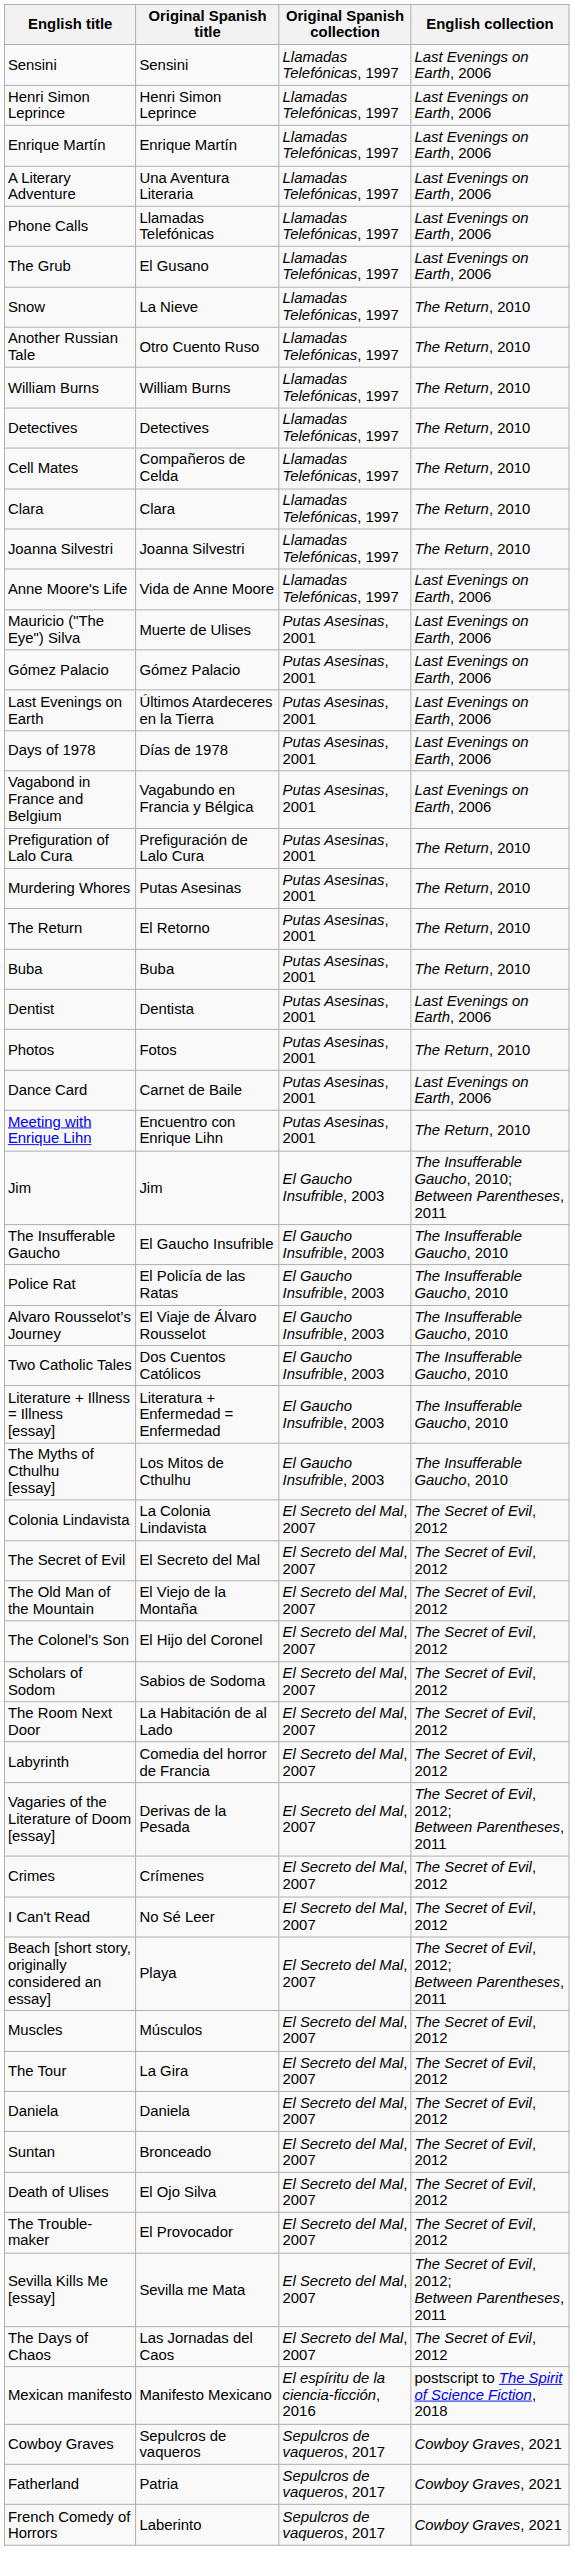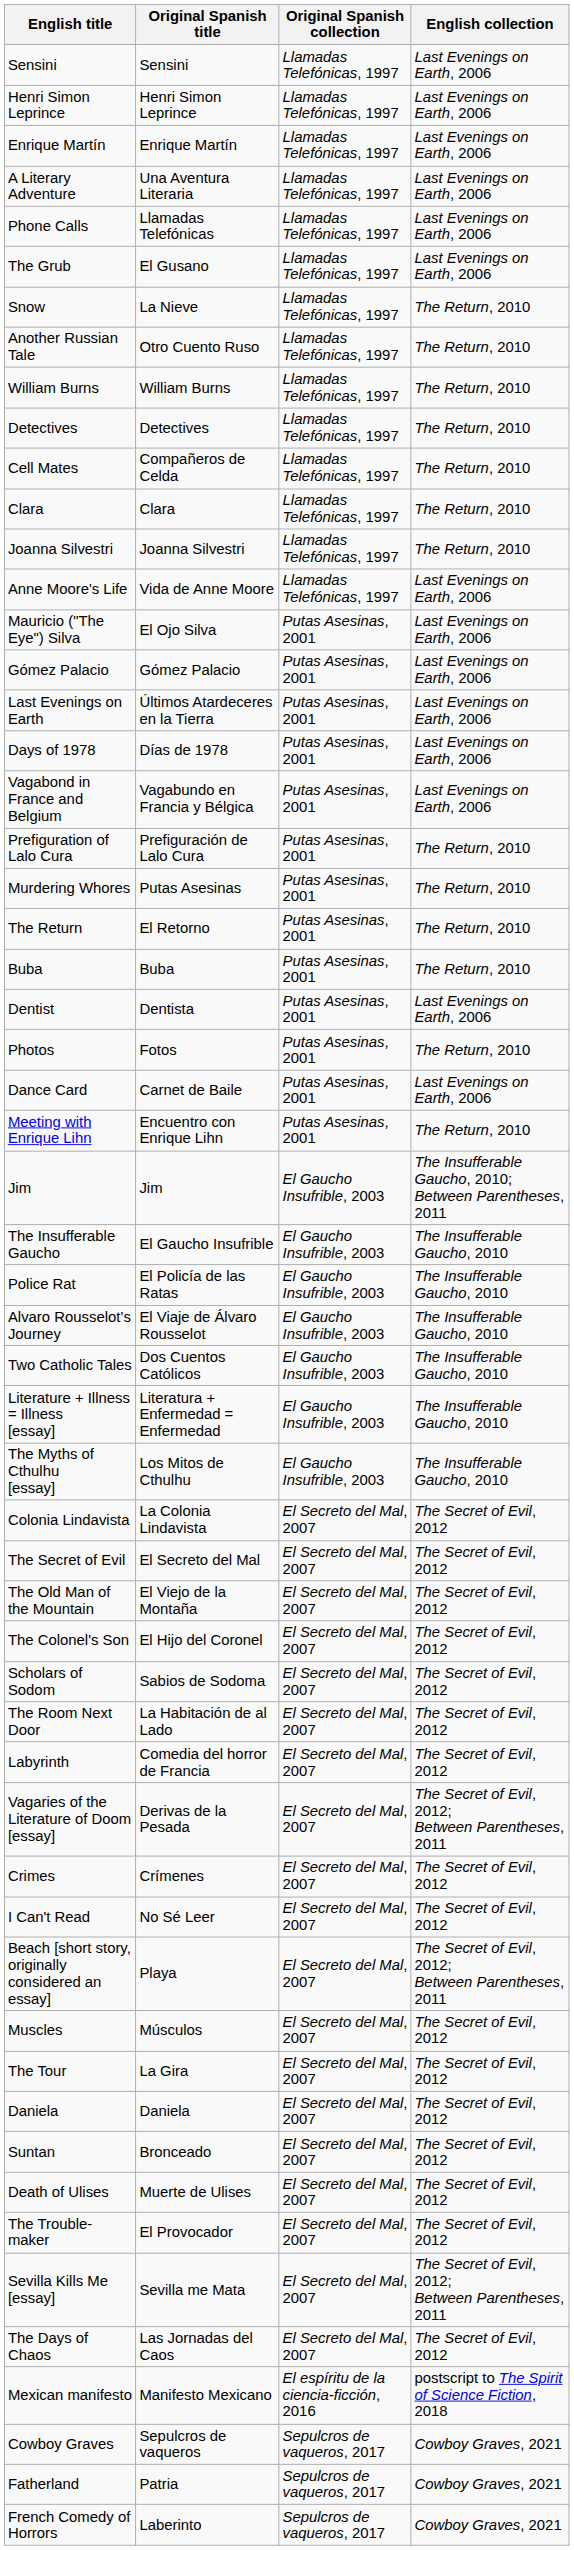(195, 629) Muerte de Ulises -> (178, 629) El Ojo Silva
(178, 2192) El Ojo Silva -> (195, 2192) Muerte de Ulises
